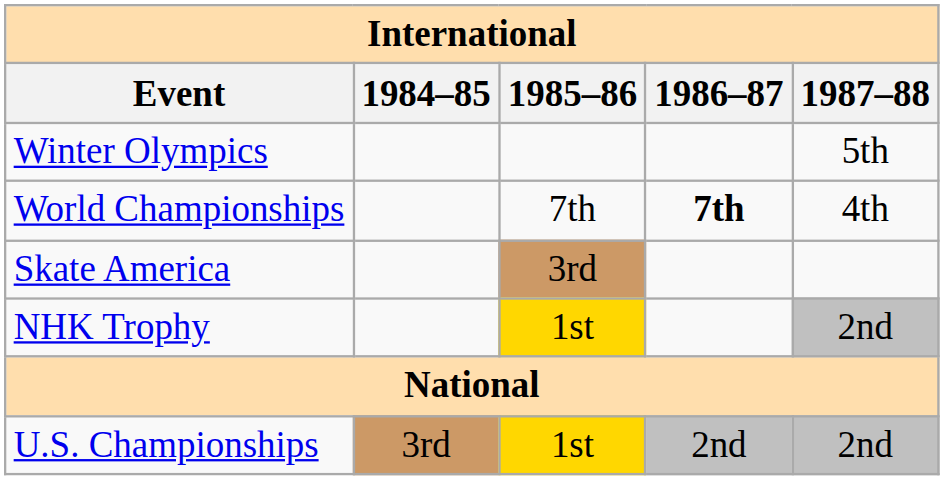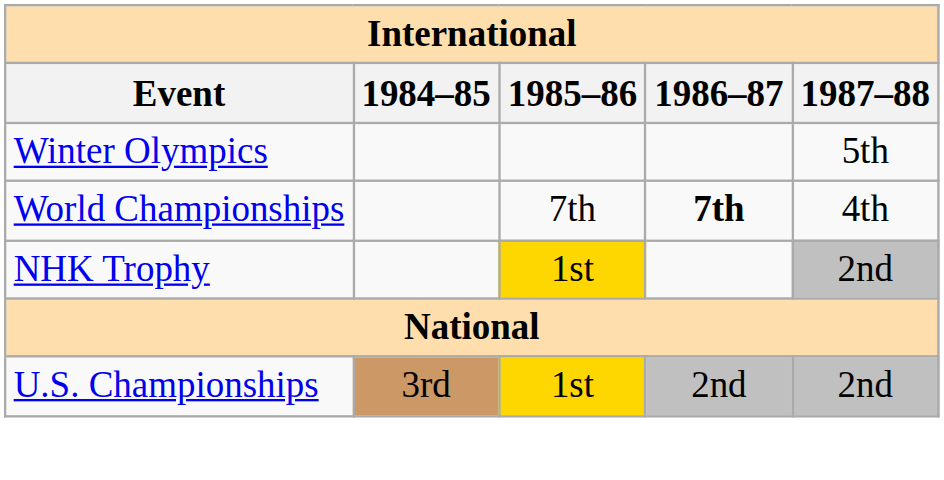- row: (122, 268)
